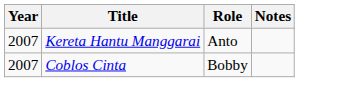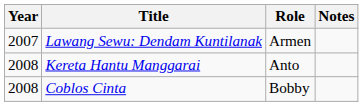+ row: (154, 40)
(23, 40) 2007 -> (23, 64) 2008
(23, 64) 2007 -> (23, 88) 2008
